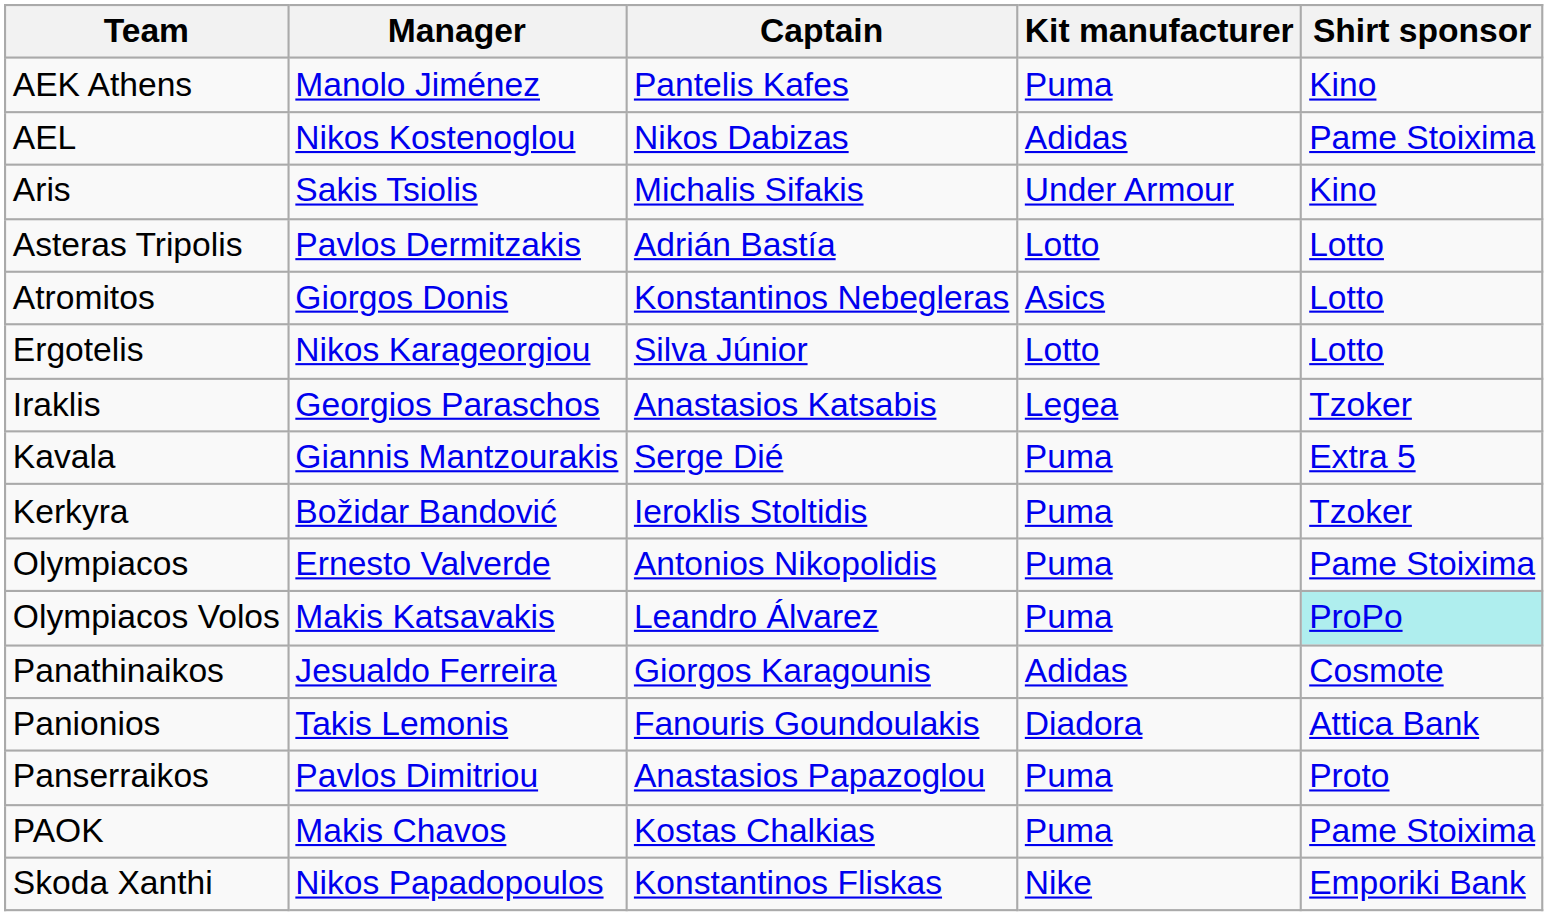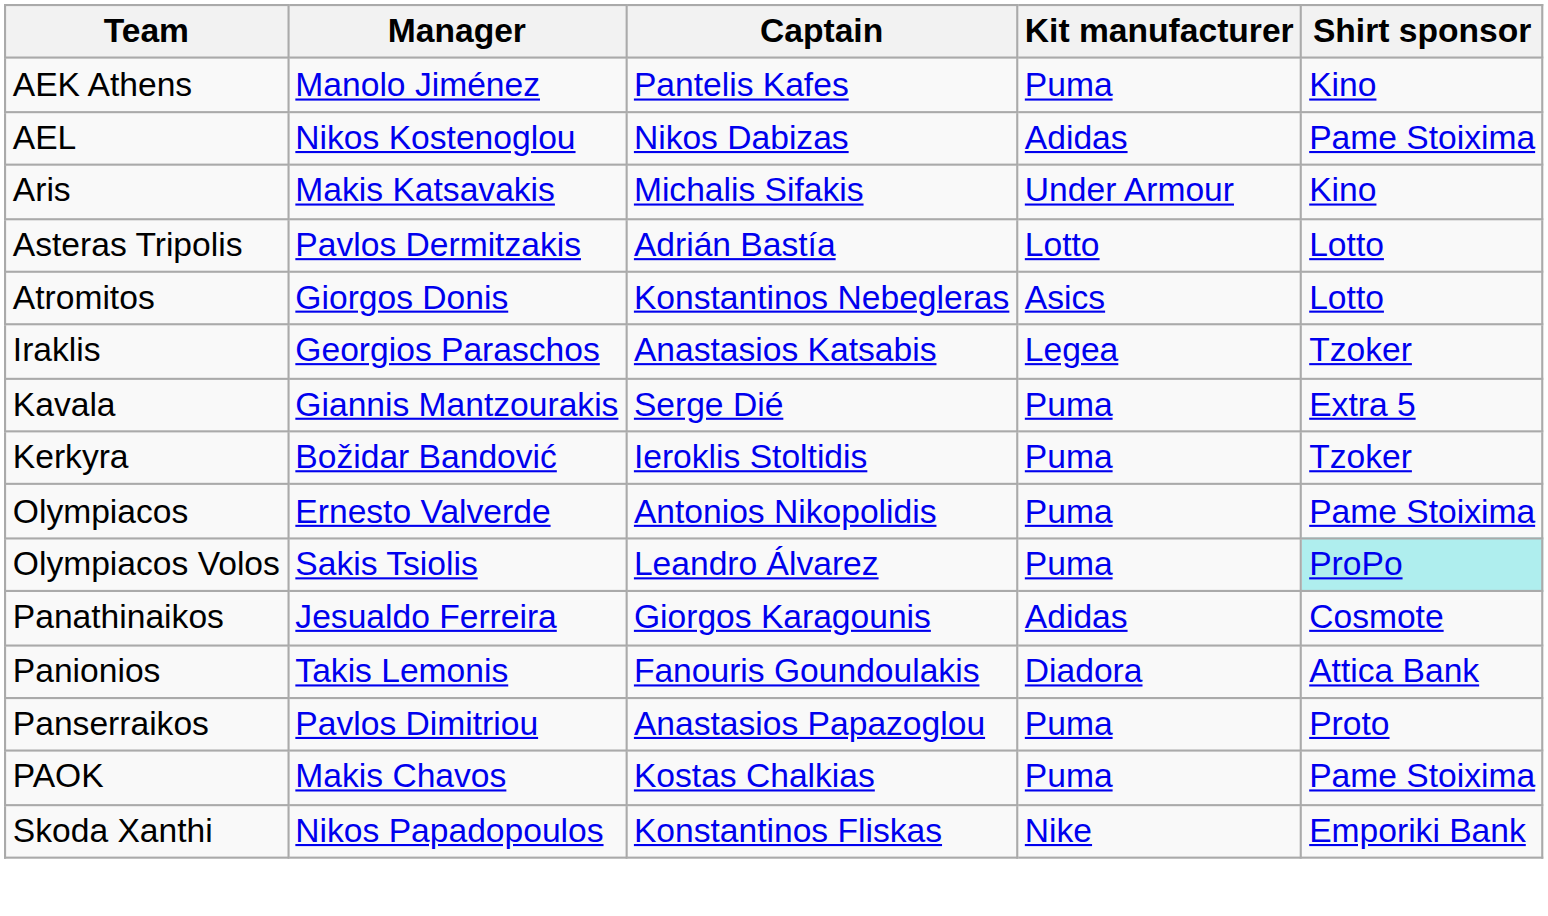(387, 191) Sakis Tsiolis -> (425, 191) Makis Katsavakis
- row: (78, 350)
(425, 617) Makis Katsavakis -> (387, 564) Sakis Tsiolis
